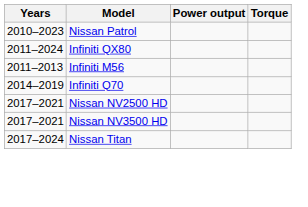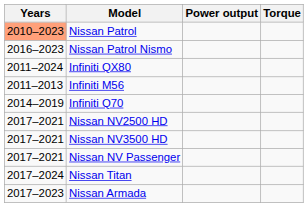(35, 31) no background -> (35, 31) lightsalmon background
+ row: (121, 49)
+ row: (125, 157)
+ row: (108, 193)
